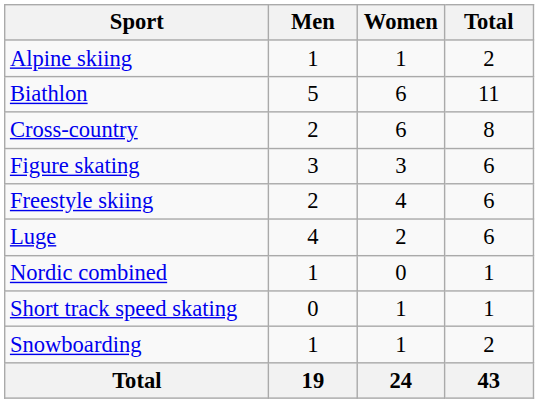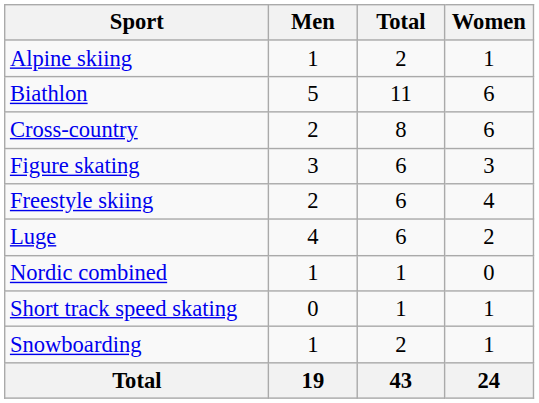columns swapped: (401, 22) <-> (489, 22)
